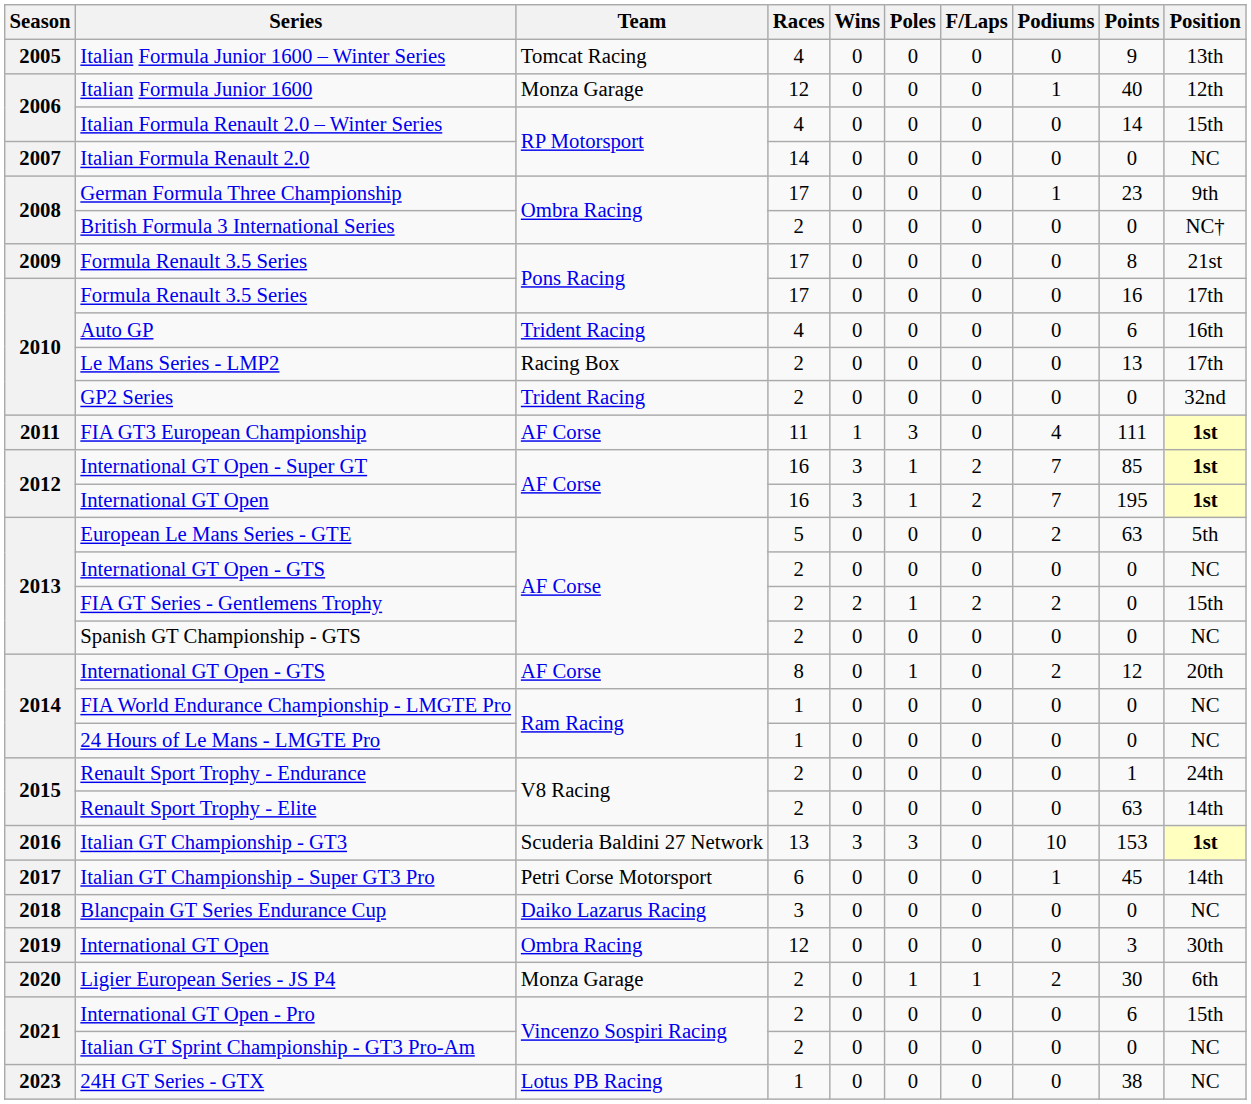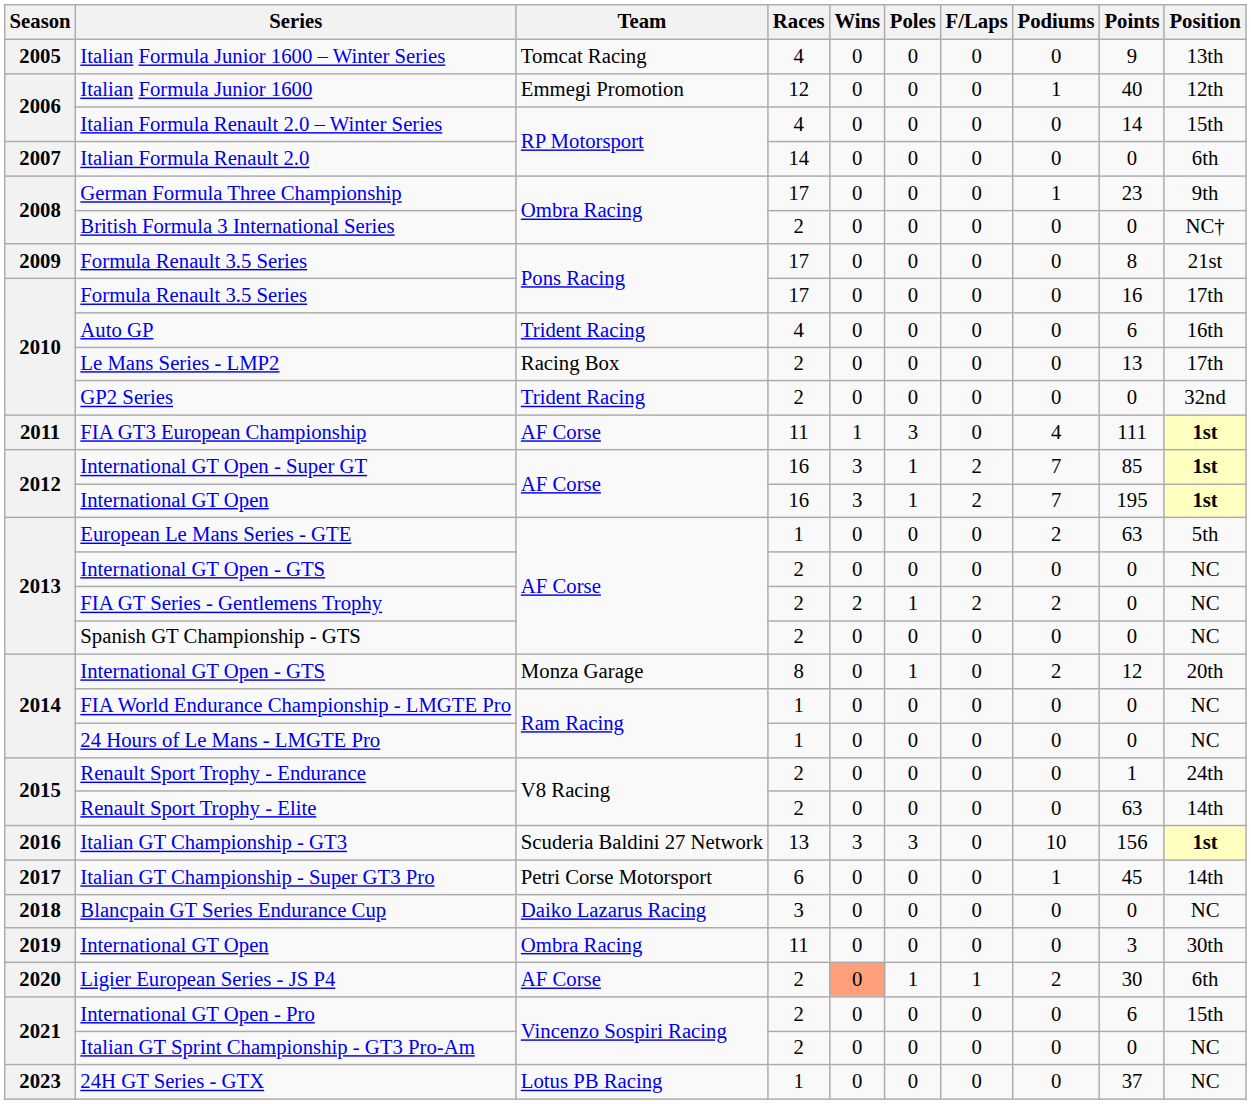(582, 90) Monza Garage -> (602, 90) Emmegi Promotion
(1205, 158) NC -> (1205, 158) 6th
(799, 534) 5 -> (799, 534) 1
(1205, 603) 15th -> (1205, 603) NC
(561, 671) AF Corse -> (582, 671) Monza Garage
(1132, 842) 153 -> (1132, 842) 156
(799, 945) 12 -> (799, 945) 11
(582, 979) Monza Garage -> (561, 979) AF Corse
(857, 979) no background -> (857, 979) lightsalmon background
(1132, 1082) 38 -> (1132, 1082) 37
